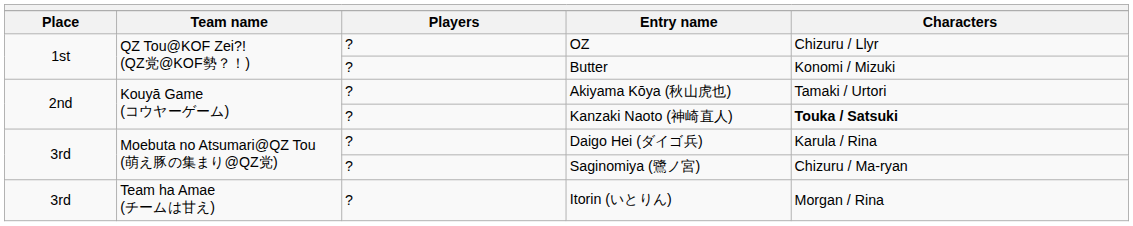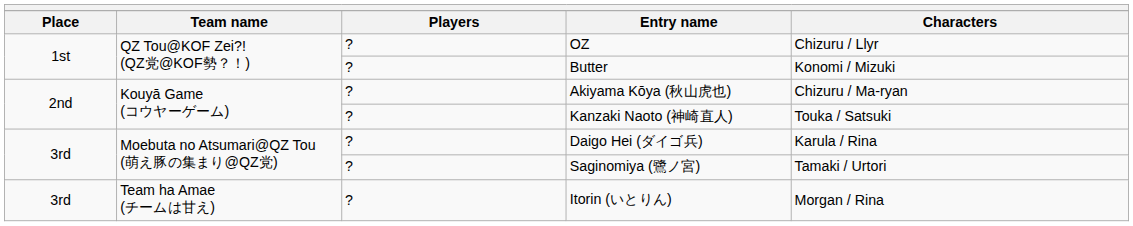(840, 91) Tamaki / Urtori -> (851, 91) Chizuru / Ma-ryan
(846, 116) bold -> (843, 116) normal
(851, 167) Chizuru / Ma-ryan -> (840, 167) Tamaki / Urtori
